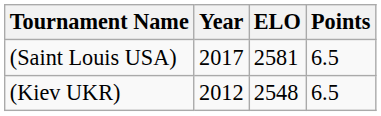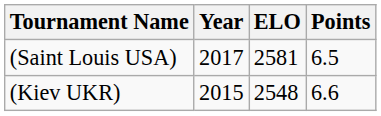(221, 92) 2012 -> (221, 92) 2015
(325, 92) 6.5 -> (325, 92) 6.6
